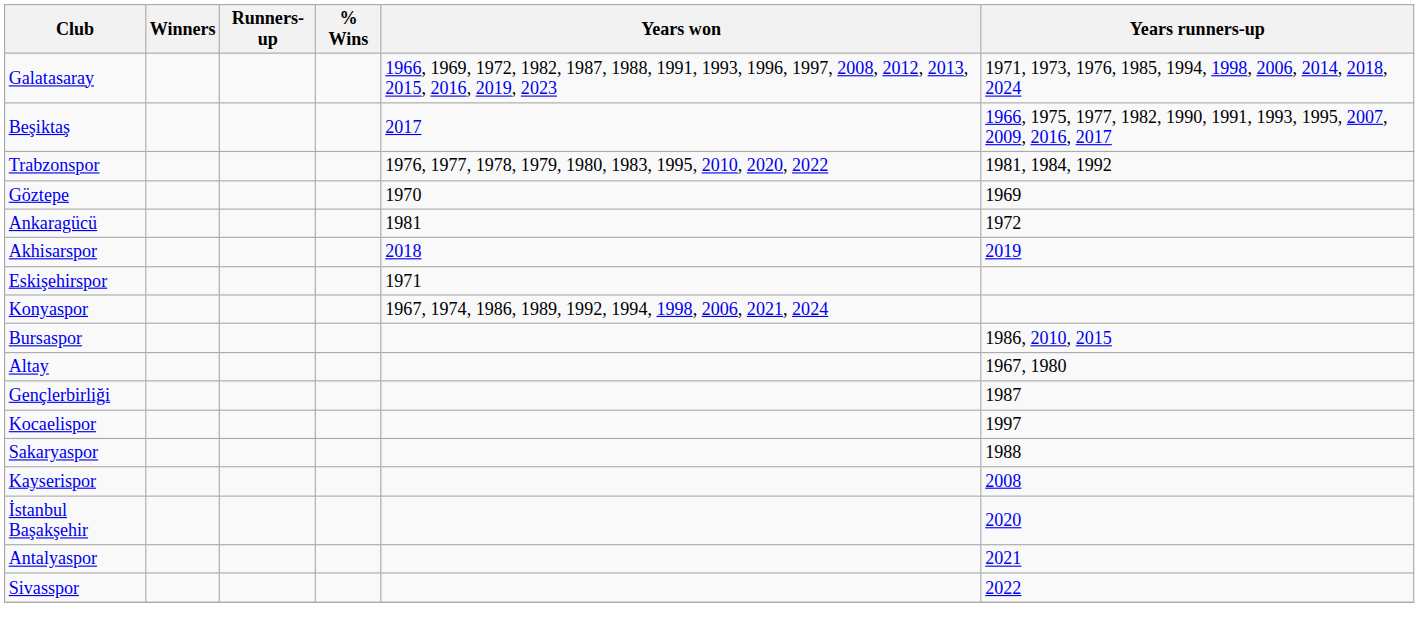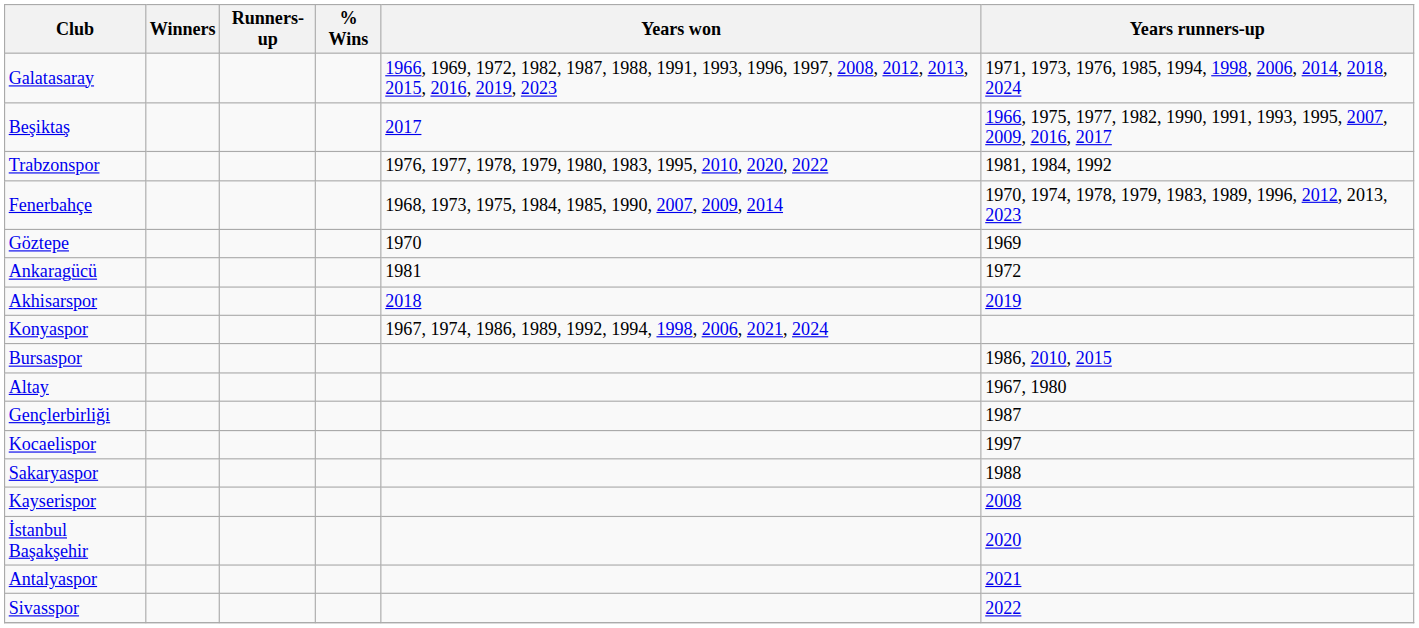+ row: (50, 204)
- row: (58, 280)
